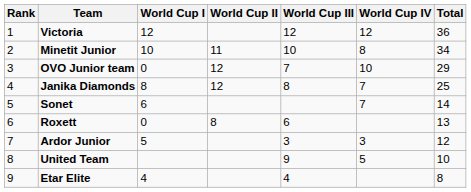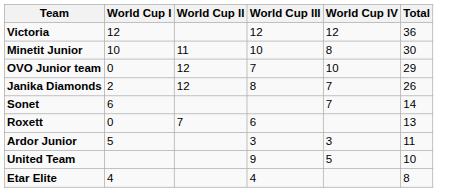- column: (21, 13)
(443, 50) 34 -> (410, 50) 30
(144, 86) 8 -> (110, 86) 2
(443, 86) 25 -> (410, 86) 26
(213, 123) 8 -> (180, 123) 7
(443, 141) 12 -> (409, 141) 11
